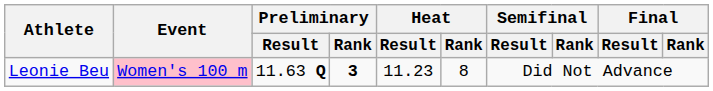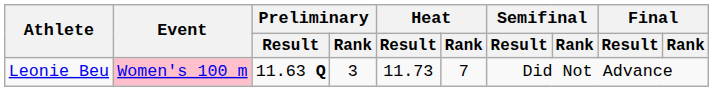(353, 72) bold -> (353, 72) normal
(408, 72) 11.23 -> (408, 72) 11.73
(464, 72) 8 -> (464, 72) 7
